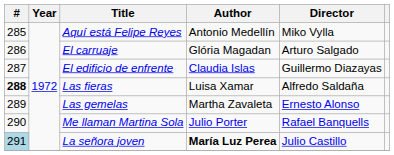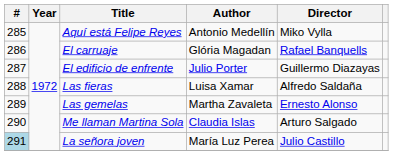(320, 50) Arturo Salgado -> (323, 50) Rafael Banquells
(222, 68) Claudia Islas -> (218, 68) Julio Porter
(17, 86) bold -> (17, 86) normal
(218, 123) Julio Porter -> (222, 123) Claudia Islas
(325, 123) Rafael Banquells -> (318, 123) Arturo Salgado
(233, 141) bold -> (231, 141) normal
